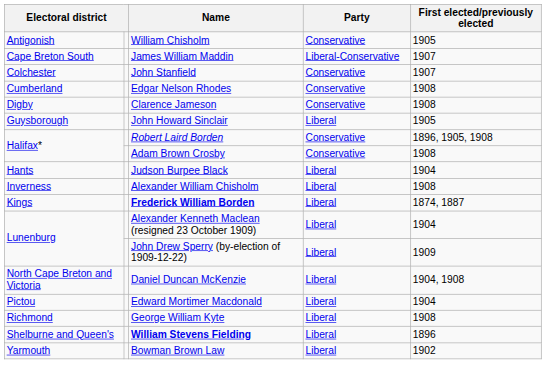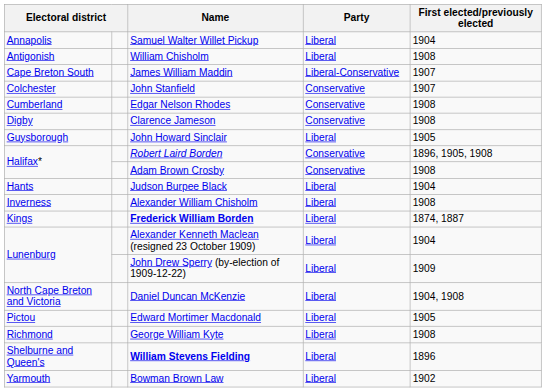+ row: (194, 40)
(335, 40) Conservative -> (321, 56) Liberal
(424, 40) 1905 -> (424, 56) 1908
(424, 302) 1904 -> (424, 318) 1905
